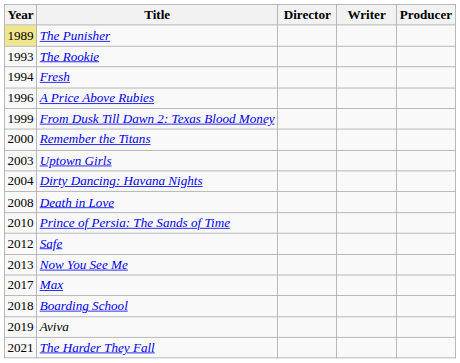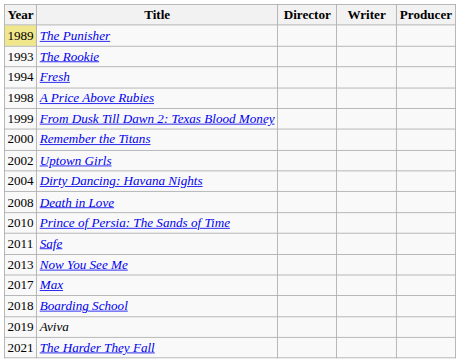(21, 98) 1996 -> (21, 98) 1998
(21, 160) 2003 -> (21, 160) 2002
(21, 243) 2012 -> (20, 243) 2011
